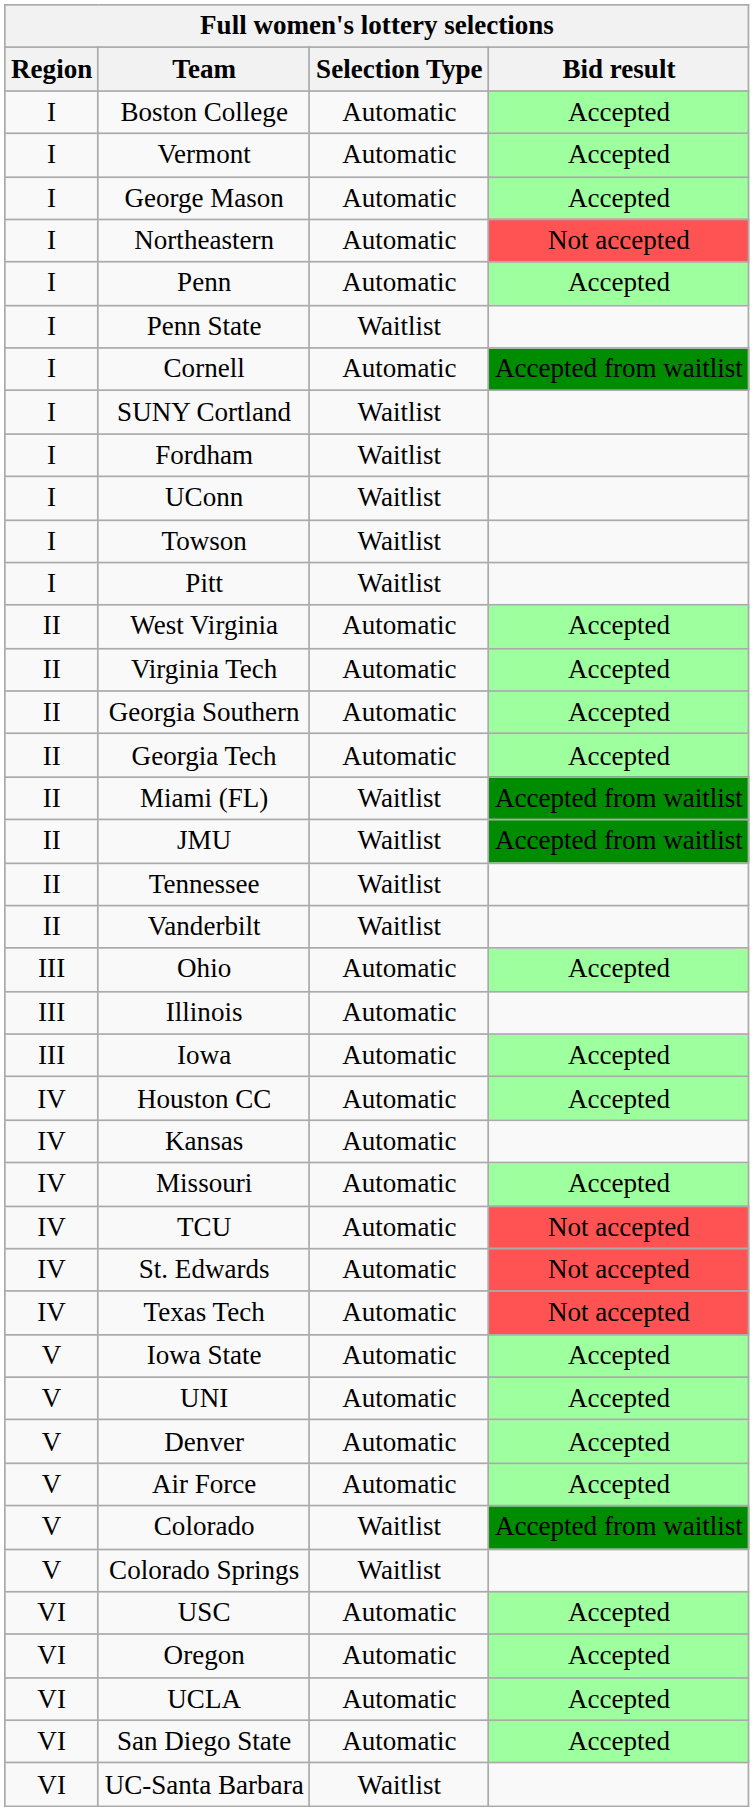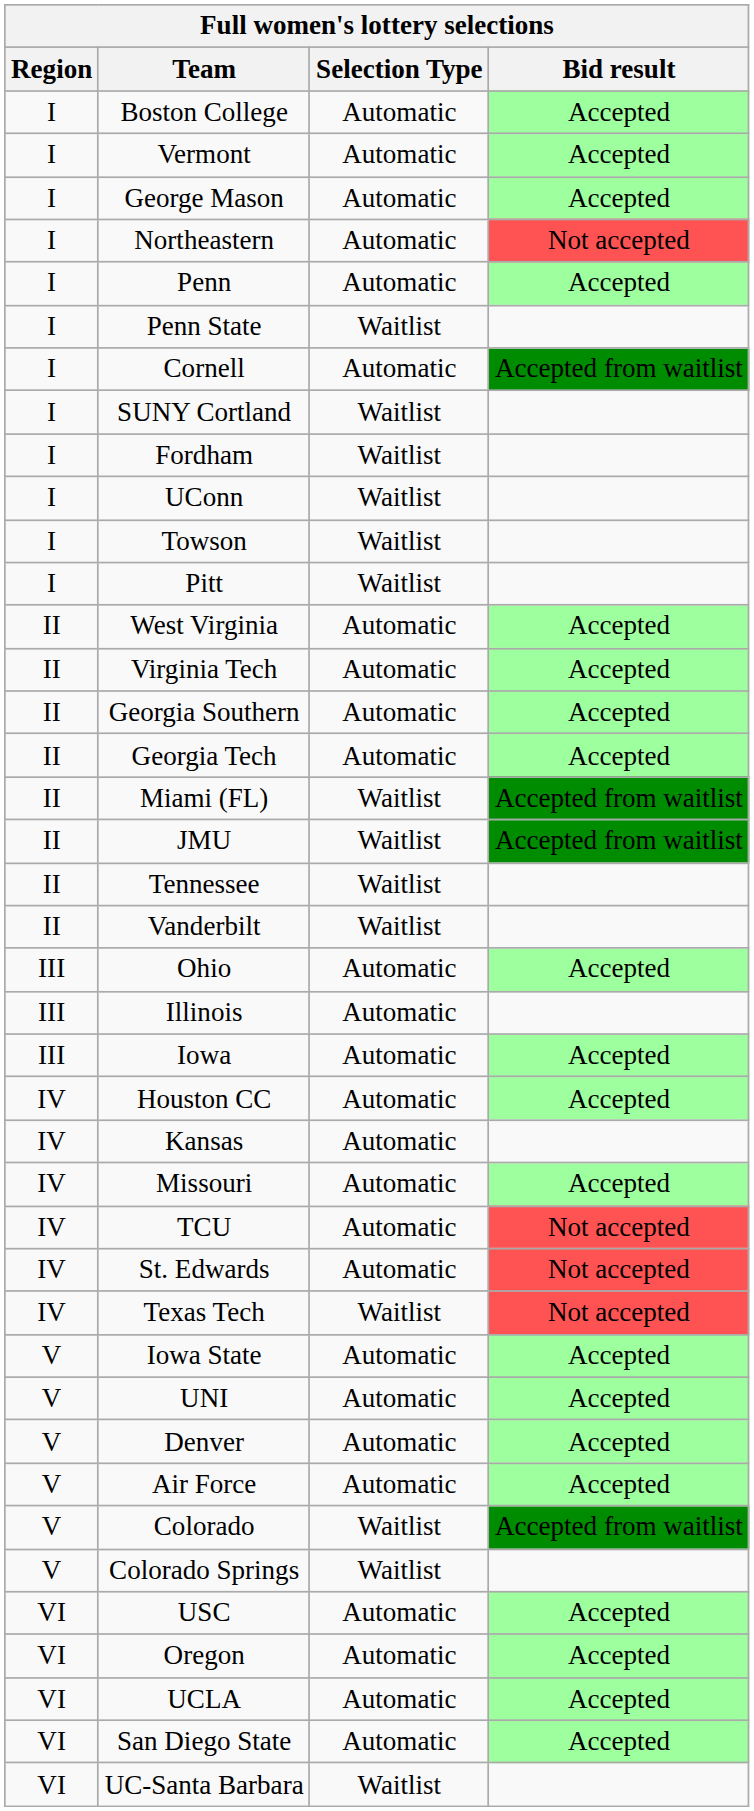(399, 1312) Automatic -> (399, 1312) Waitlist
